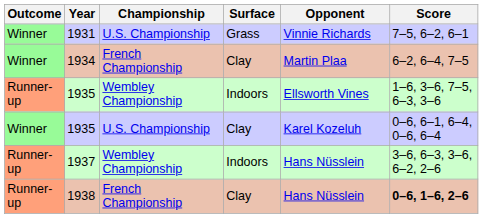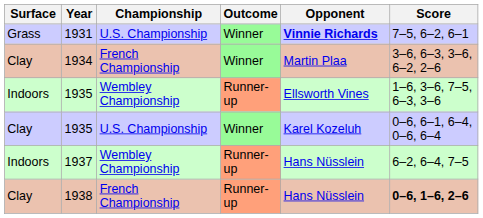columns swapped: (34, 14) <-> (252, 14)
(327, 34) normal -> (331, 34) bold
(430, 61) 6–2, 6–4, 7–5 -> (432, 61) 3–6, 6–3, 3–6, 6–2, 2–6
(432, 162) 3–6, 6–3, 3–6, 6–2, 2–6 -> (430, 162) 6–2, 6–4, 7–5
